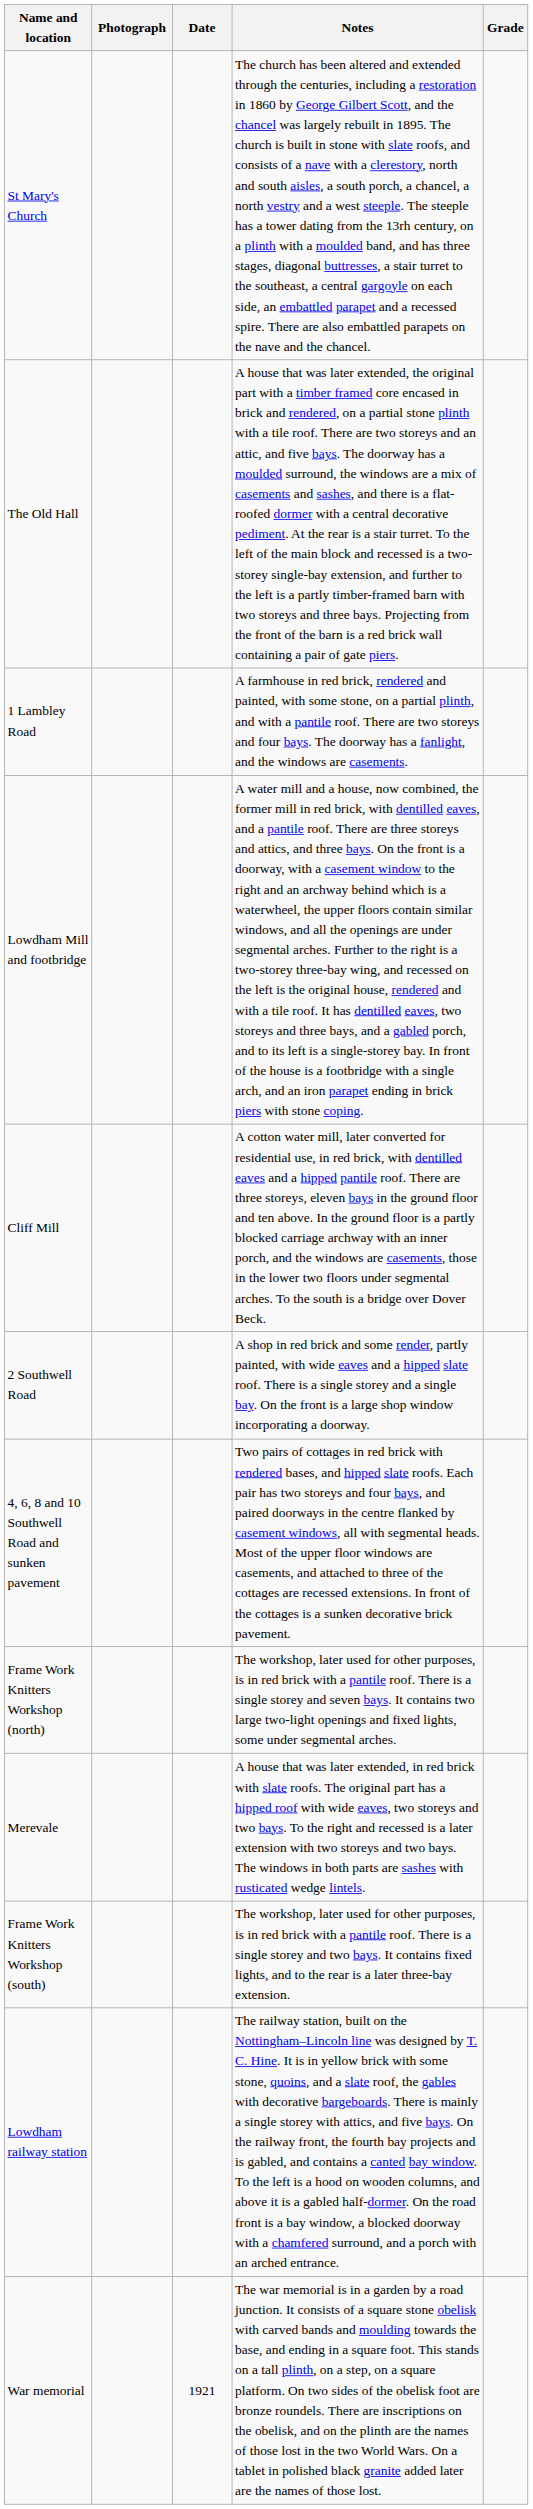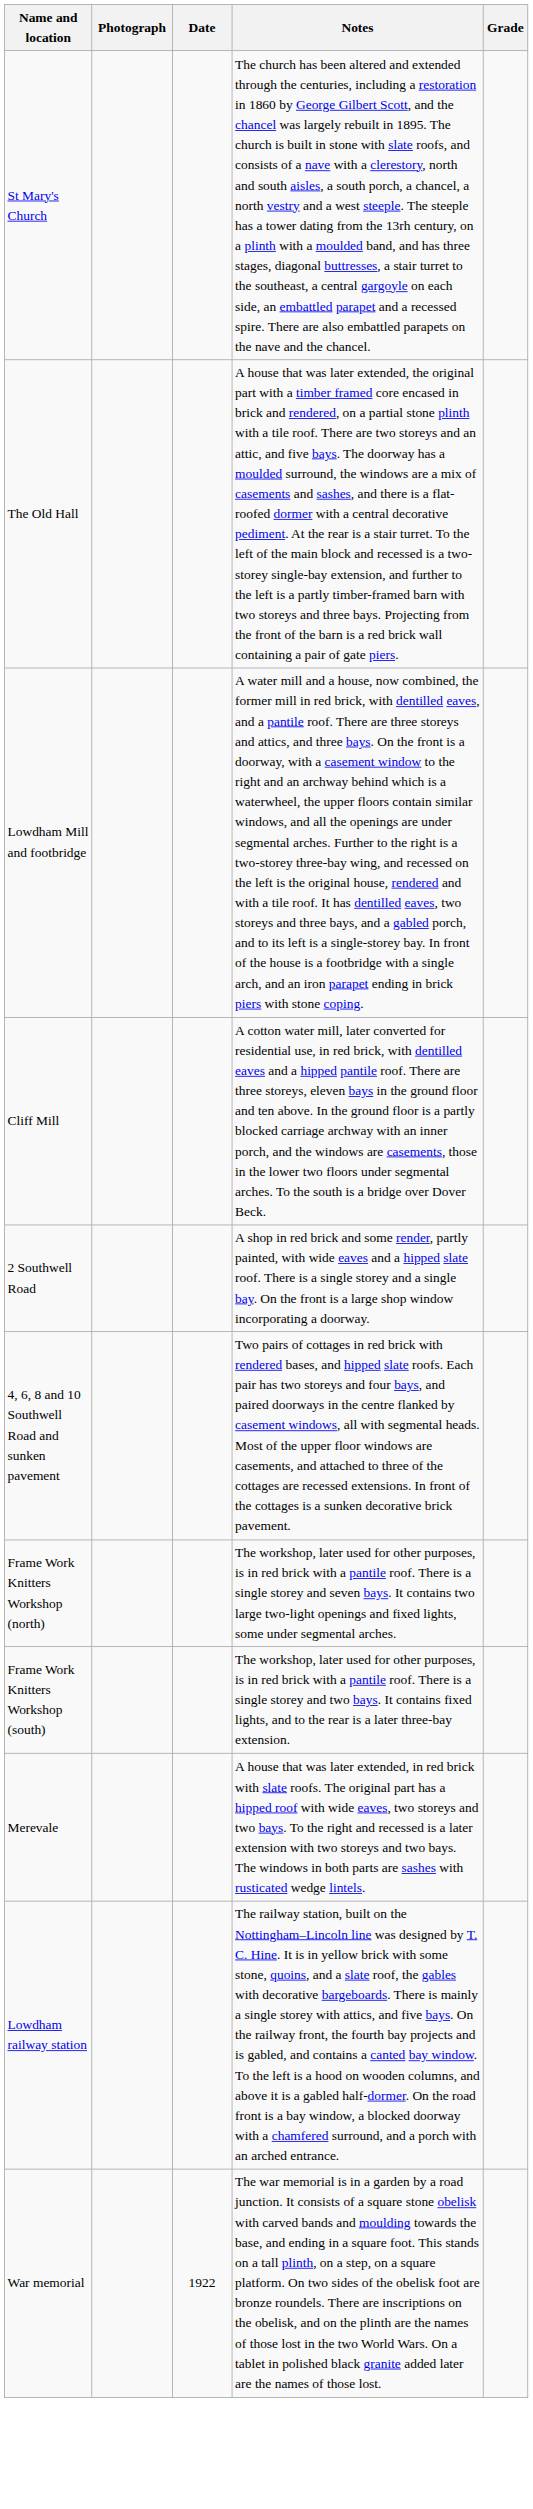- row: (36, 721)
rows swapped: (41, 1954) <-> (33, 1827)
(202, 2390) 1921 -> (202, 2283) 1922
